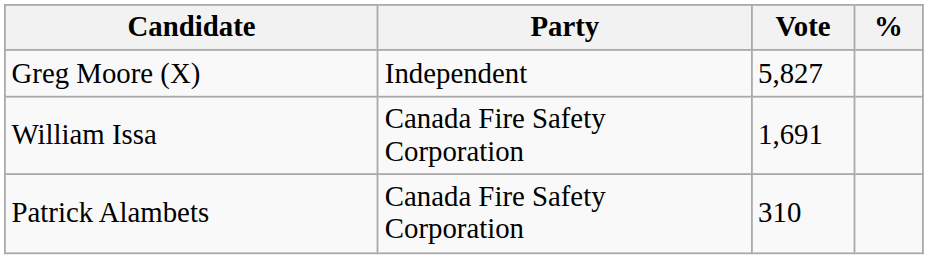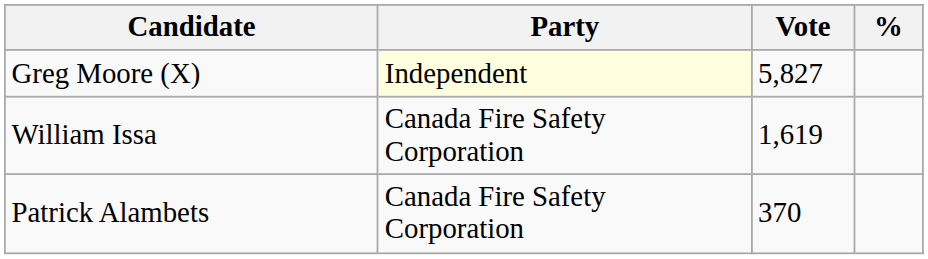(456, 73) no background -> (456, 73) lightyellow background
(790, 134) 1,691 -> (790, 134) 1,619
(780, 212) 310 -> (780, 212) 370
